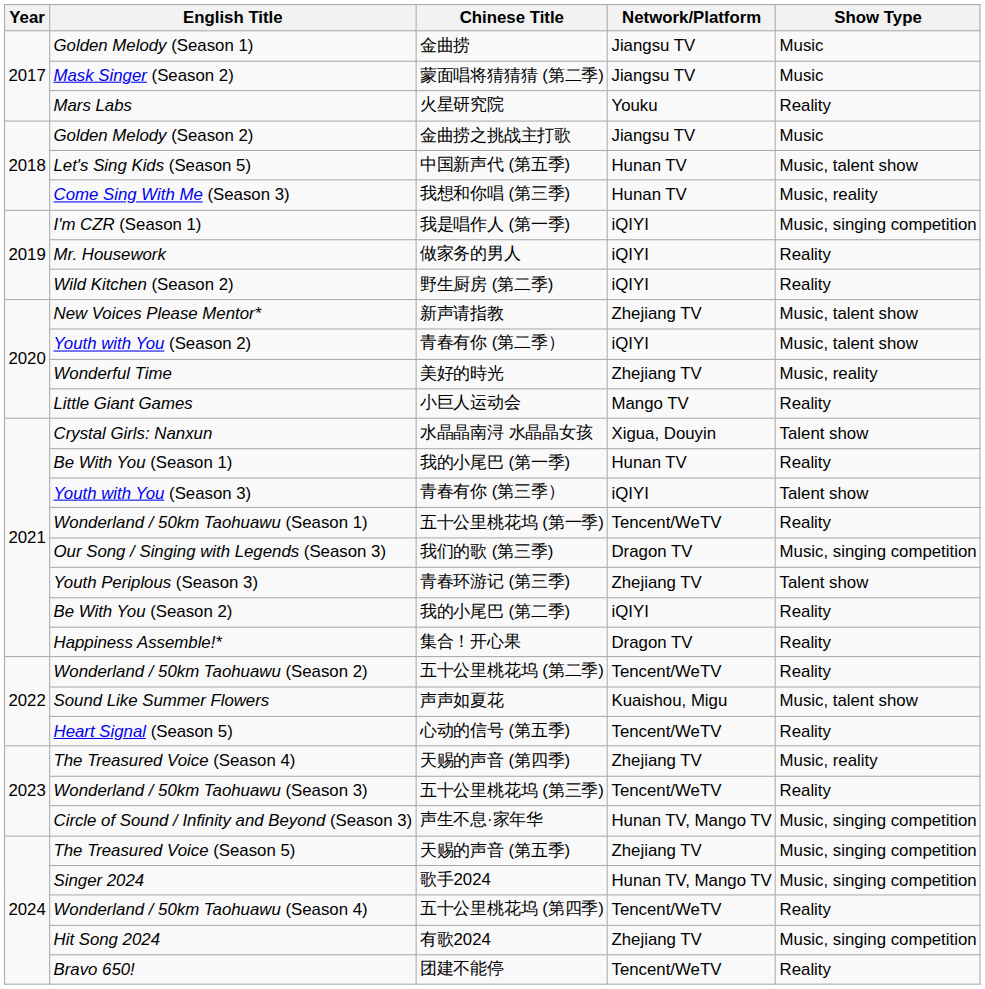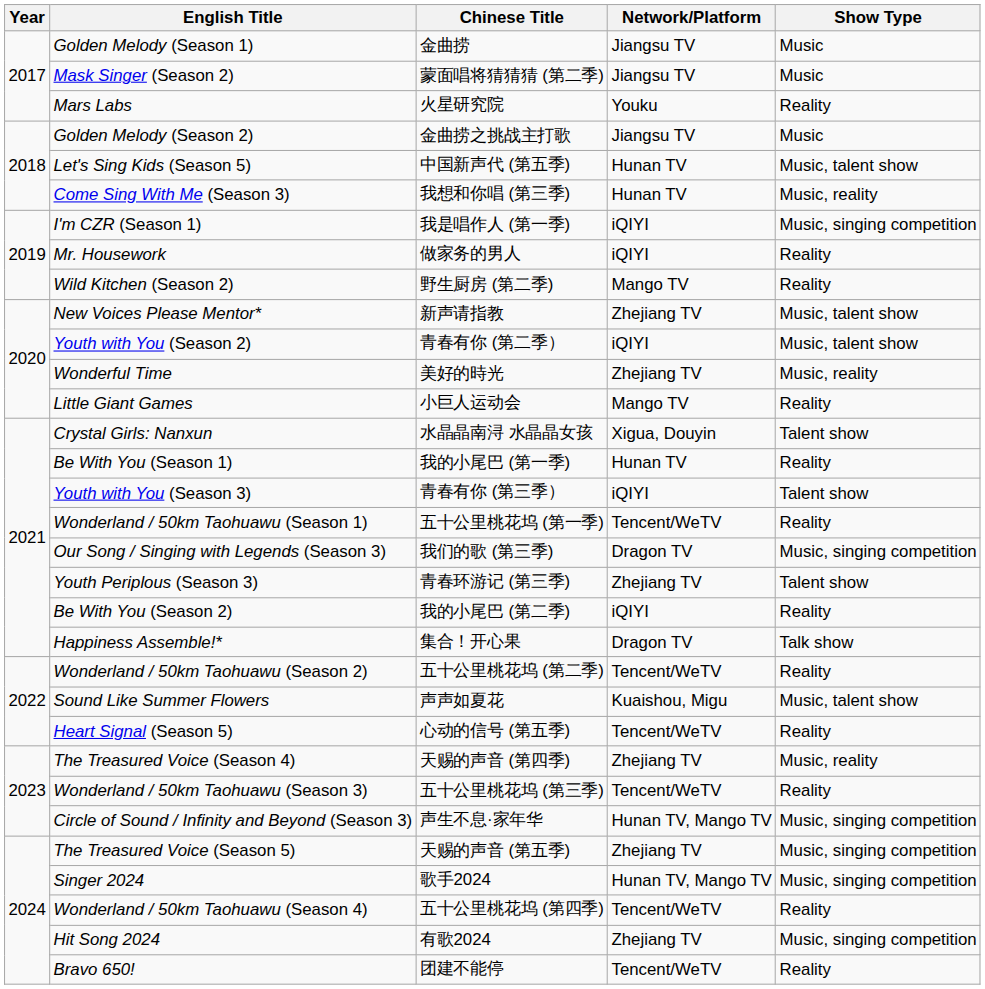(630, 284) iQIYI -> (650, 284) Mango TV
(805, 641) Reality -> (816, 641) Talk show
